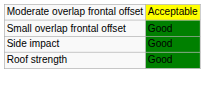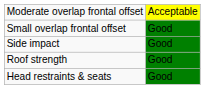+ row: (59, 76)
